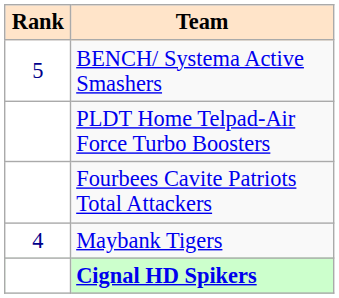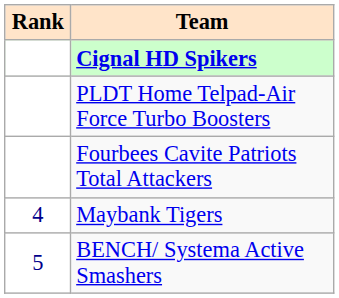rows swapped: (166, 275) <-> (190, 70)
